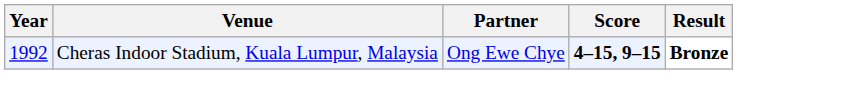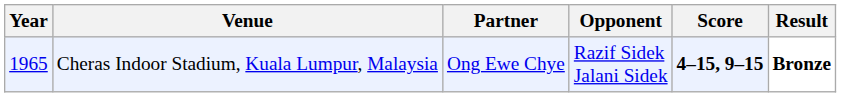+ column: (621, 20)
(28, 52) 1992 -> (28, 64) 1965
